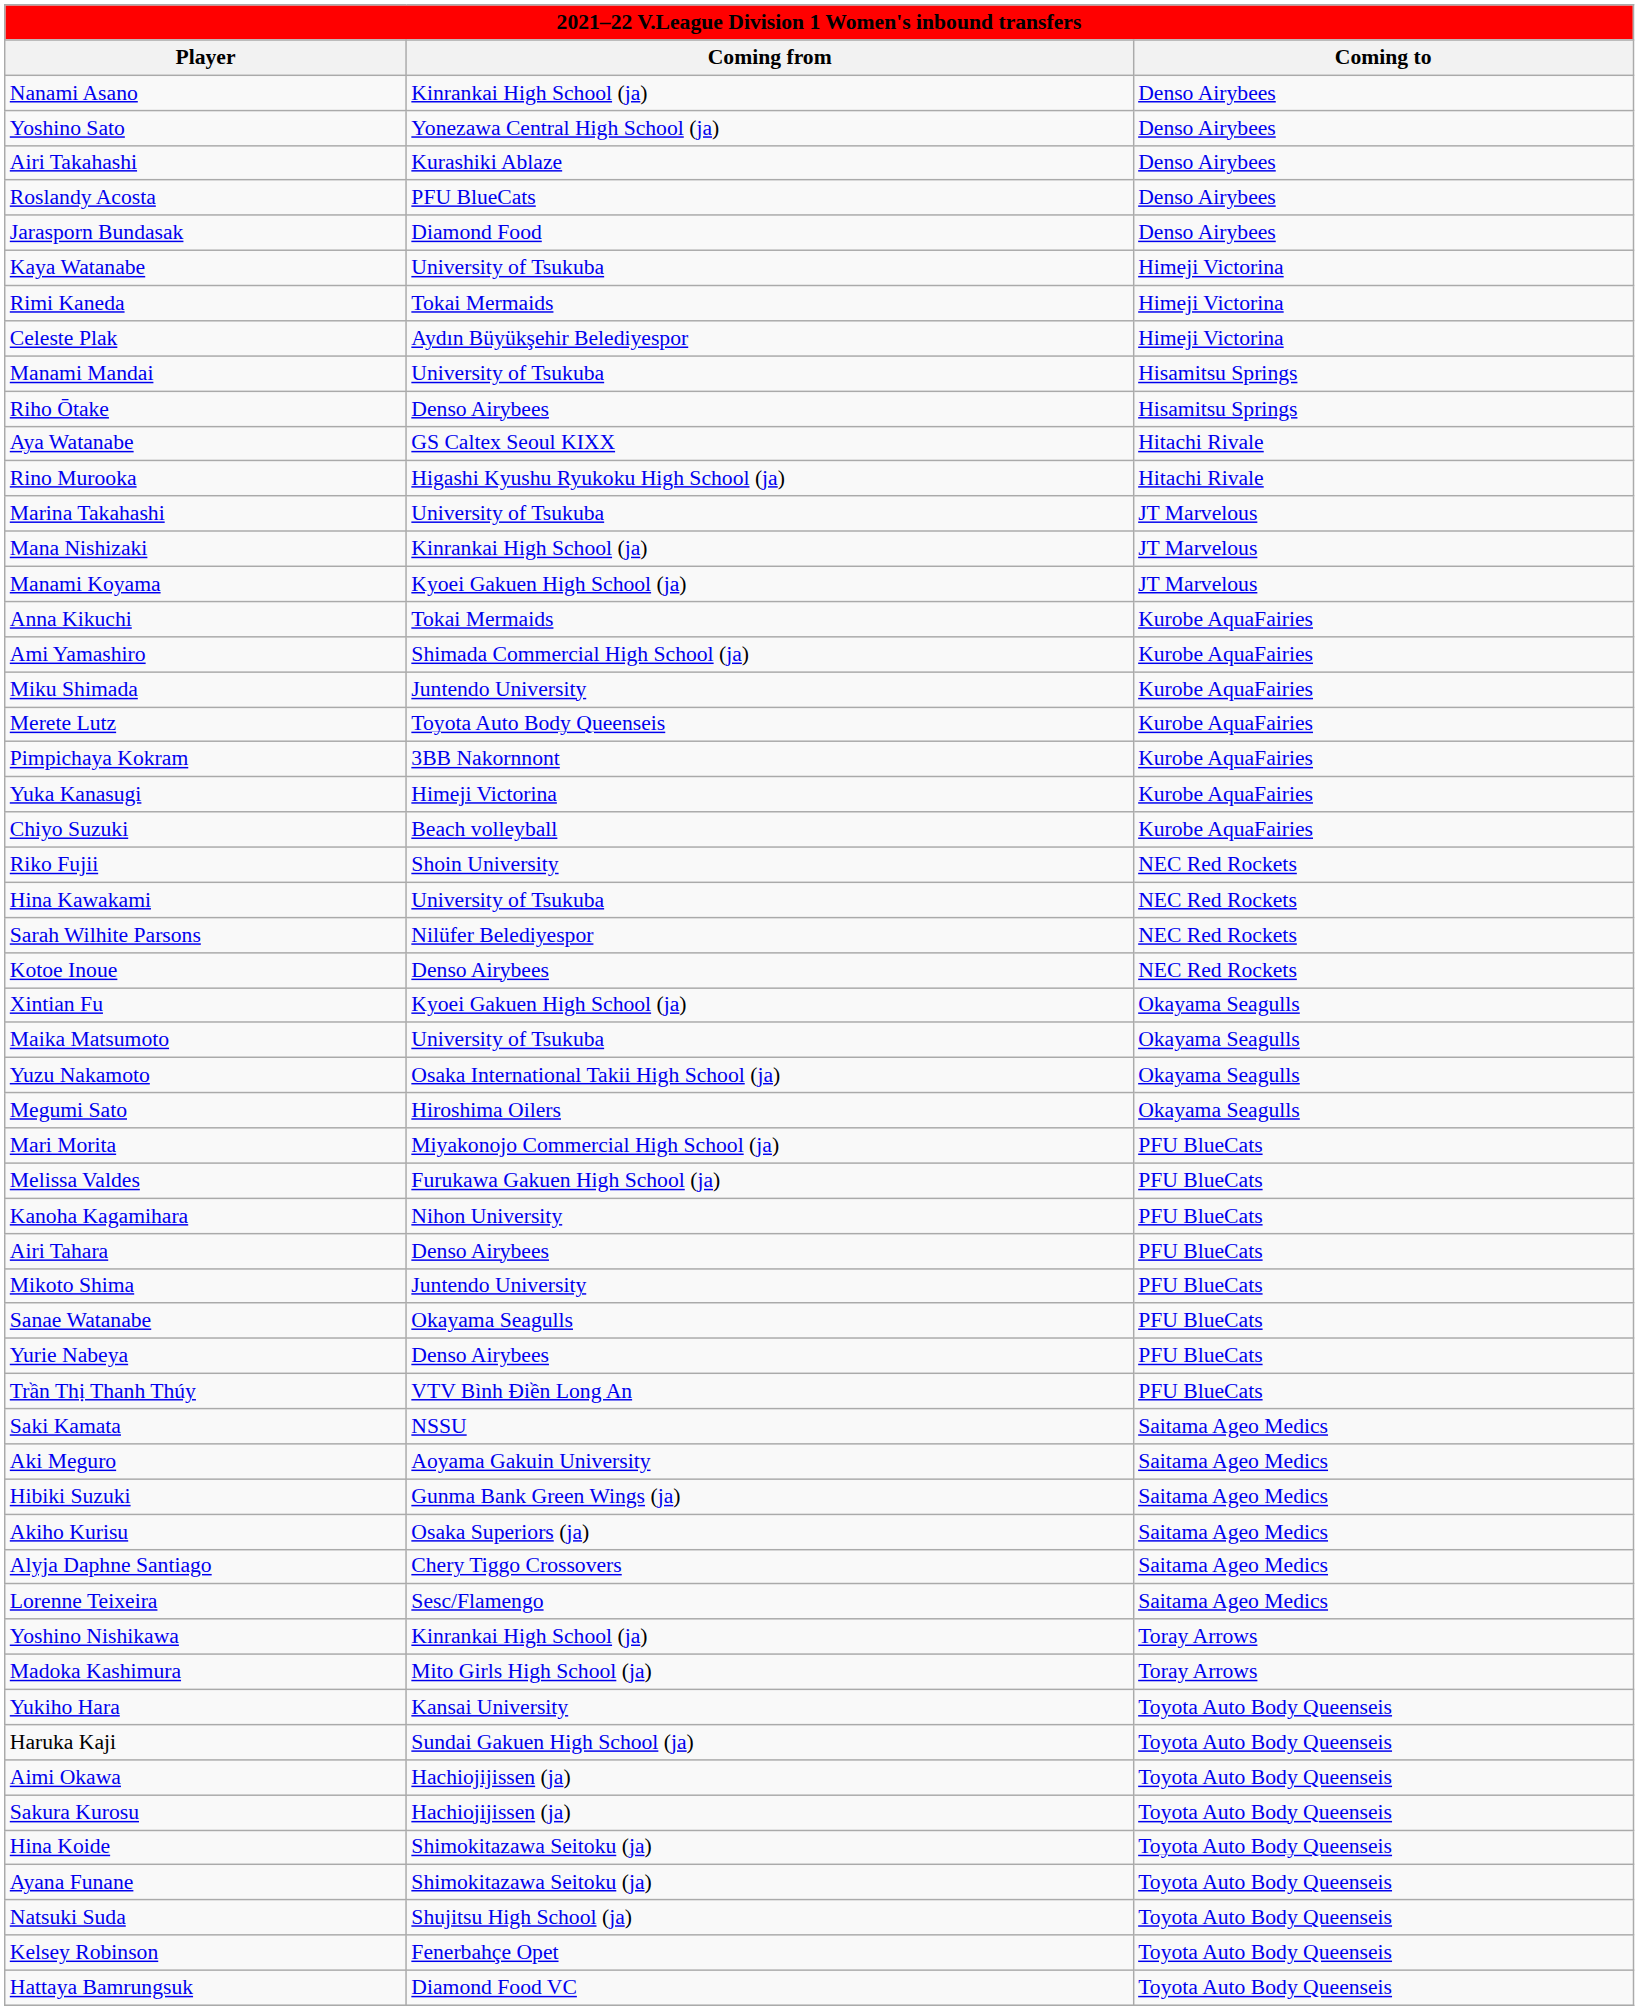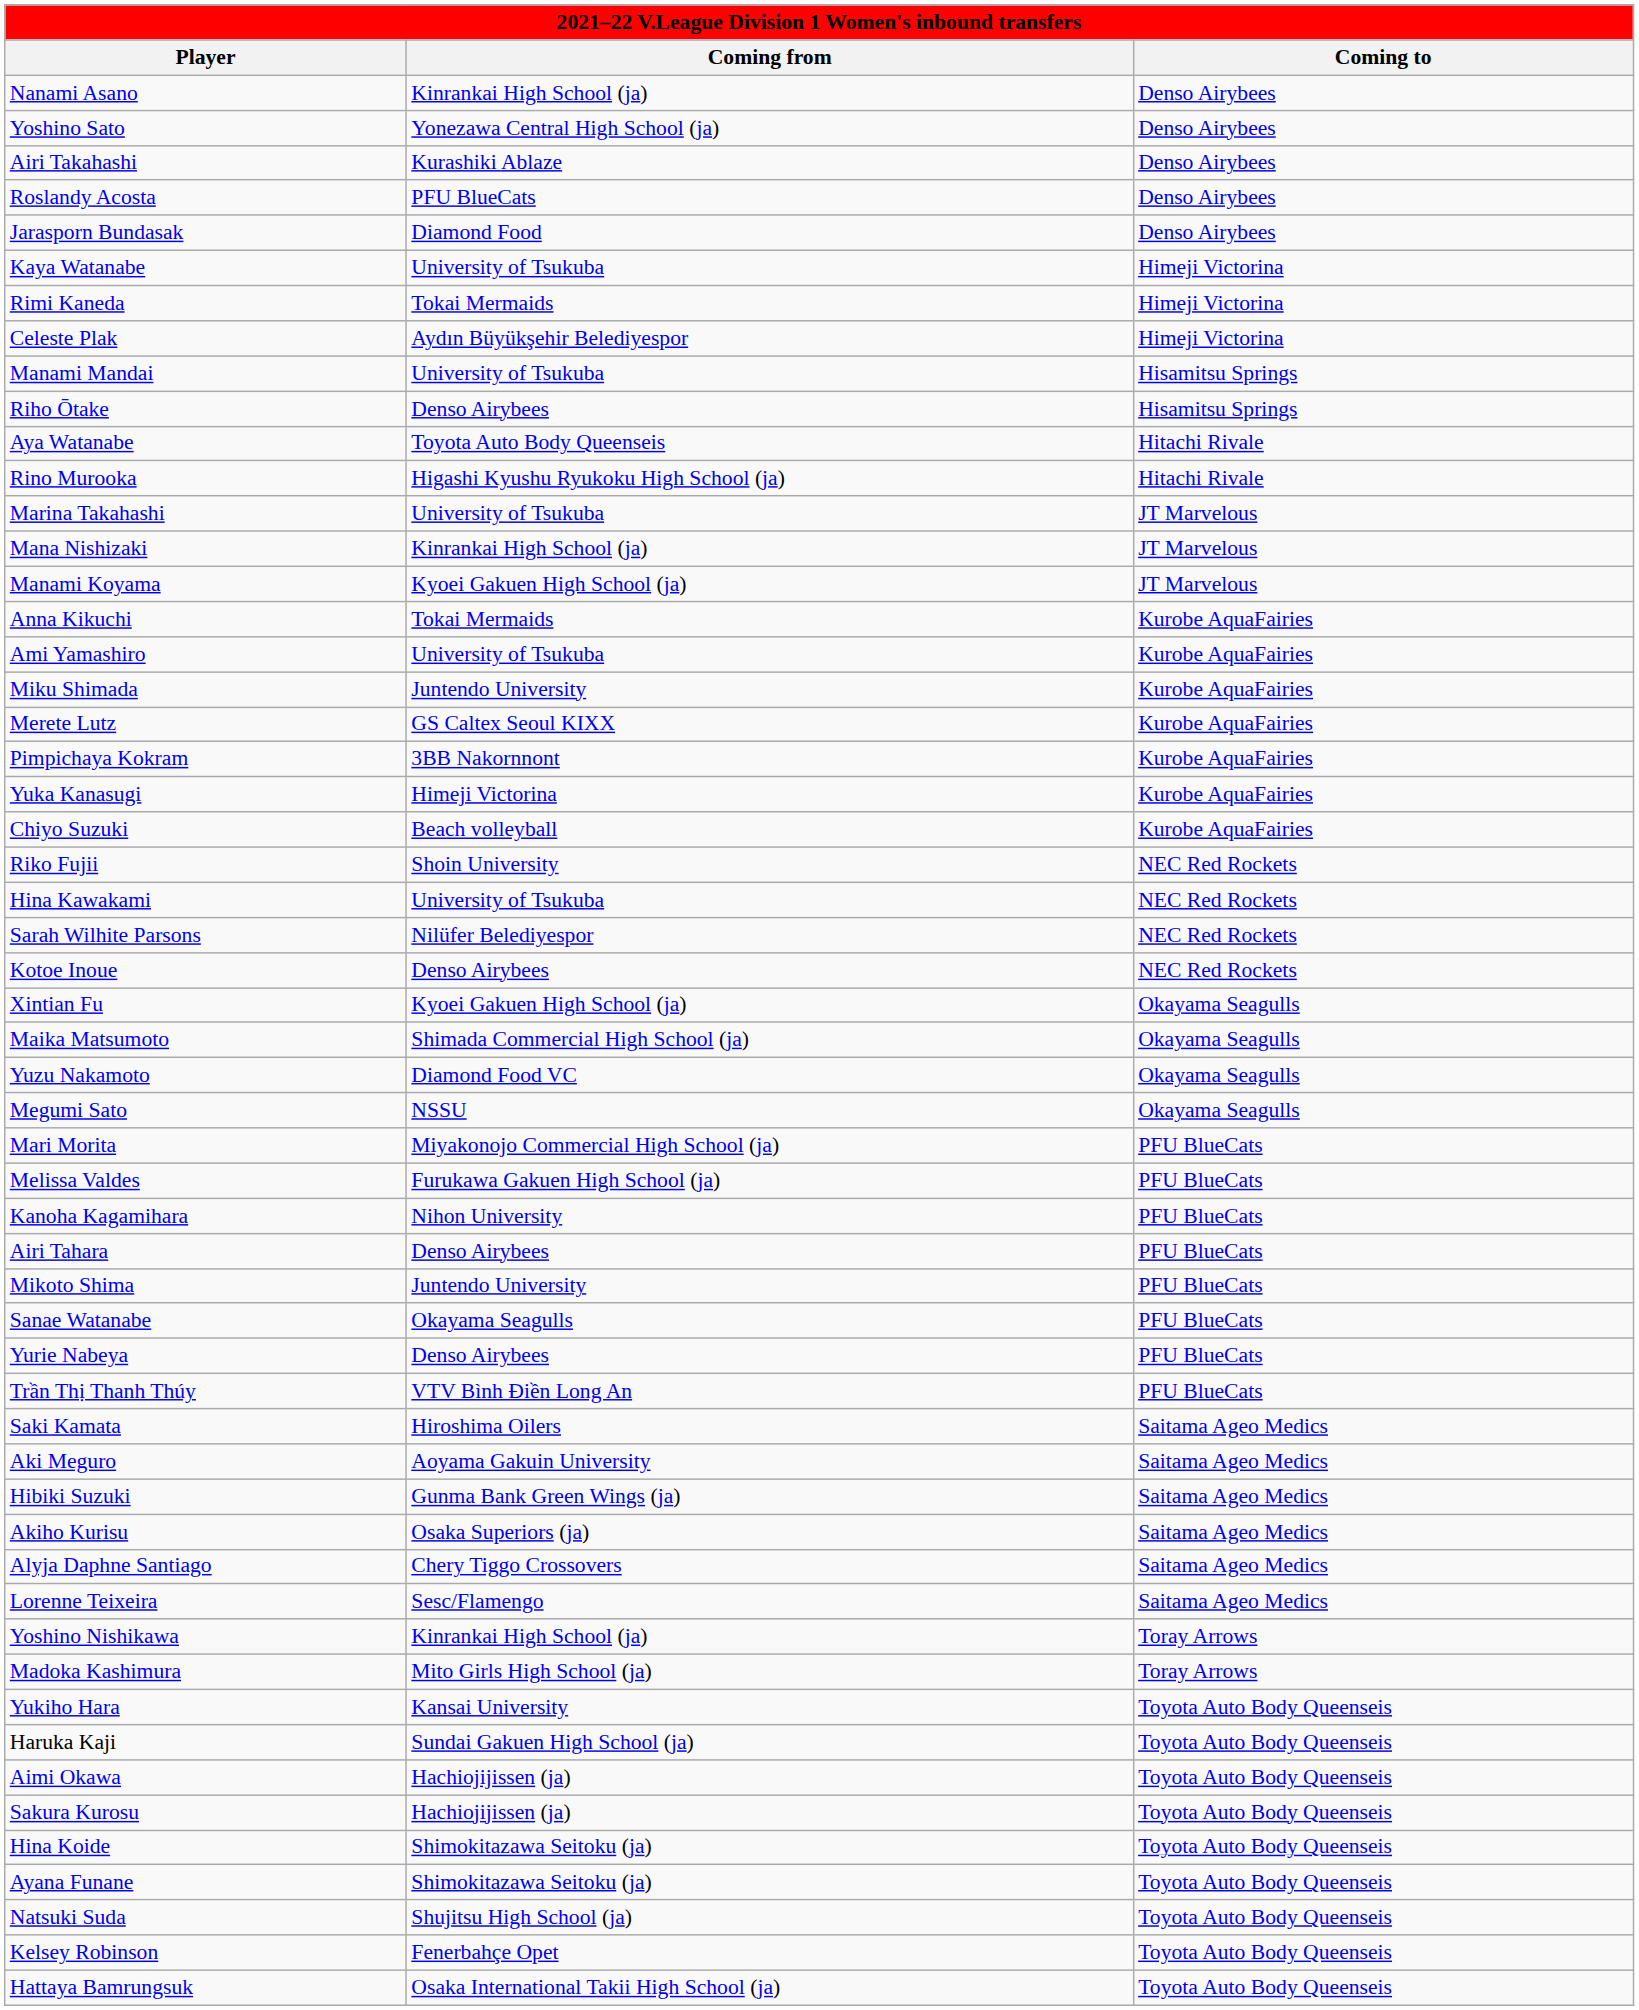(513, 442) GS Caltex Seoul KIXX -> (538, 442) Toyota Auto Body Queenseis
(580, 653) Shimada Commercial High School (ja) -> (508, 653) University of Tsukuba
(538, 723) Toyota Auto Body Queenseis -> (513, 723) GS Caltex Seoul KIXX
(508, 1039) University of Tsukuba -> (580, 1039) Shimada Commercial High School (ja)
(596, 1074) Osaka International Takii High School (ja) -> (494, 1074) Diamond Food VC
(486, 1109) Hiroshima Oilers -> (439, 1109) NSSU
(439, 1425) NSSU -> (486, 1425) Hiroshima Oilers
(494, 1987) Diamond Food VC -> (596, 1987) Osaka International Takii High School (ja)
